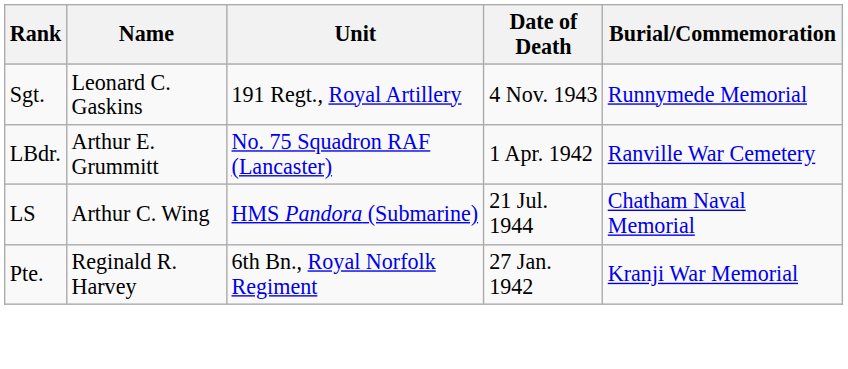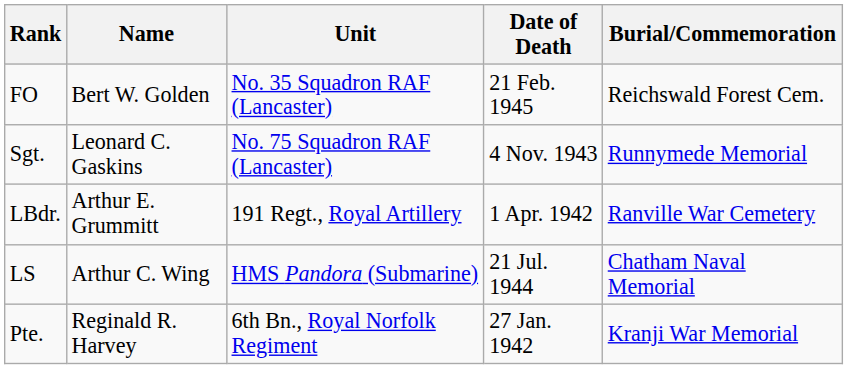+ row: (24, 94)
(347, 94) 191 Regt., Royal Artillery -> (331, 154) No. 75 Squadron RAF (Lancaster)
(331, 154) No. 75 Squadron RAF (Lancaster) -> (347, 214) 191 Regt., Royal Artillery
